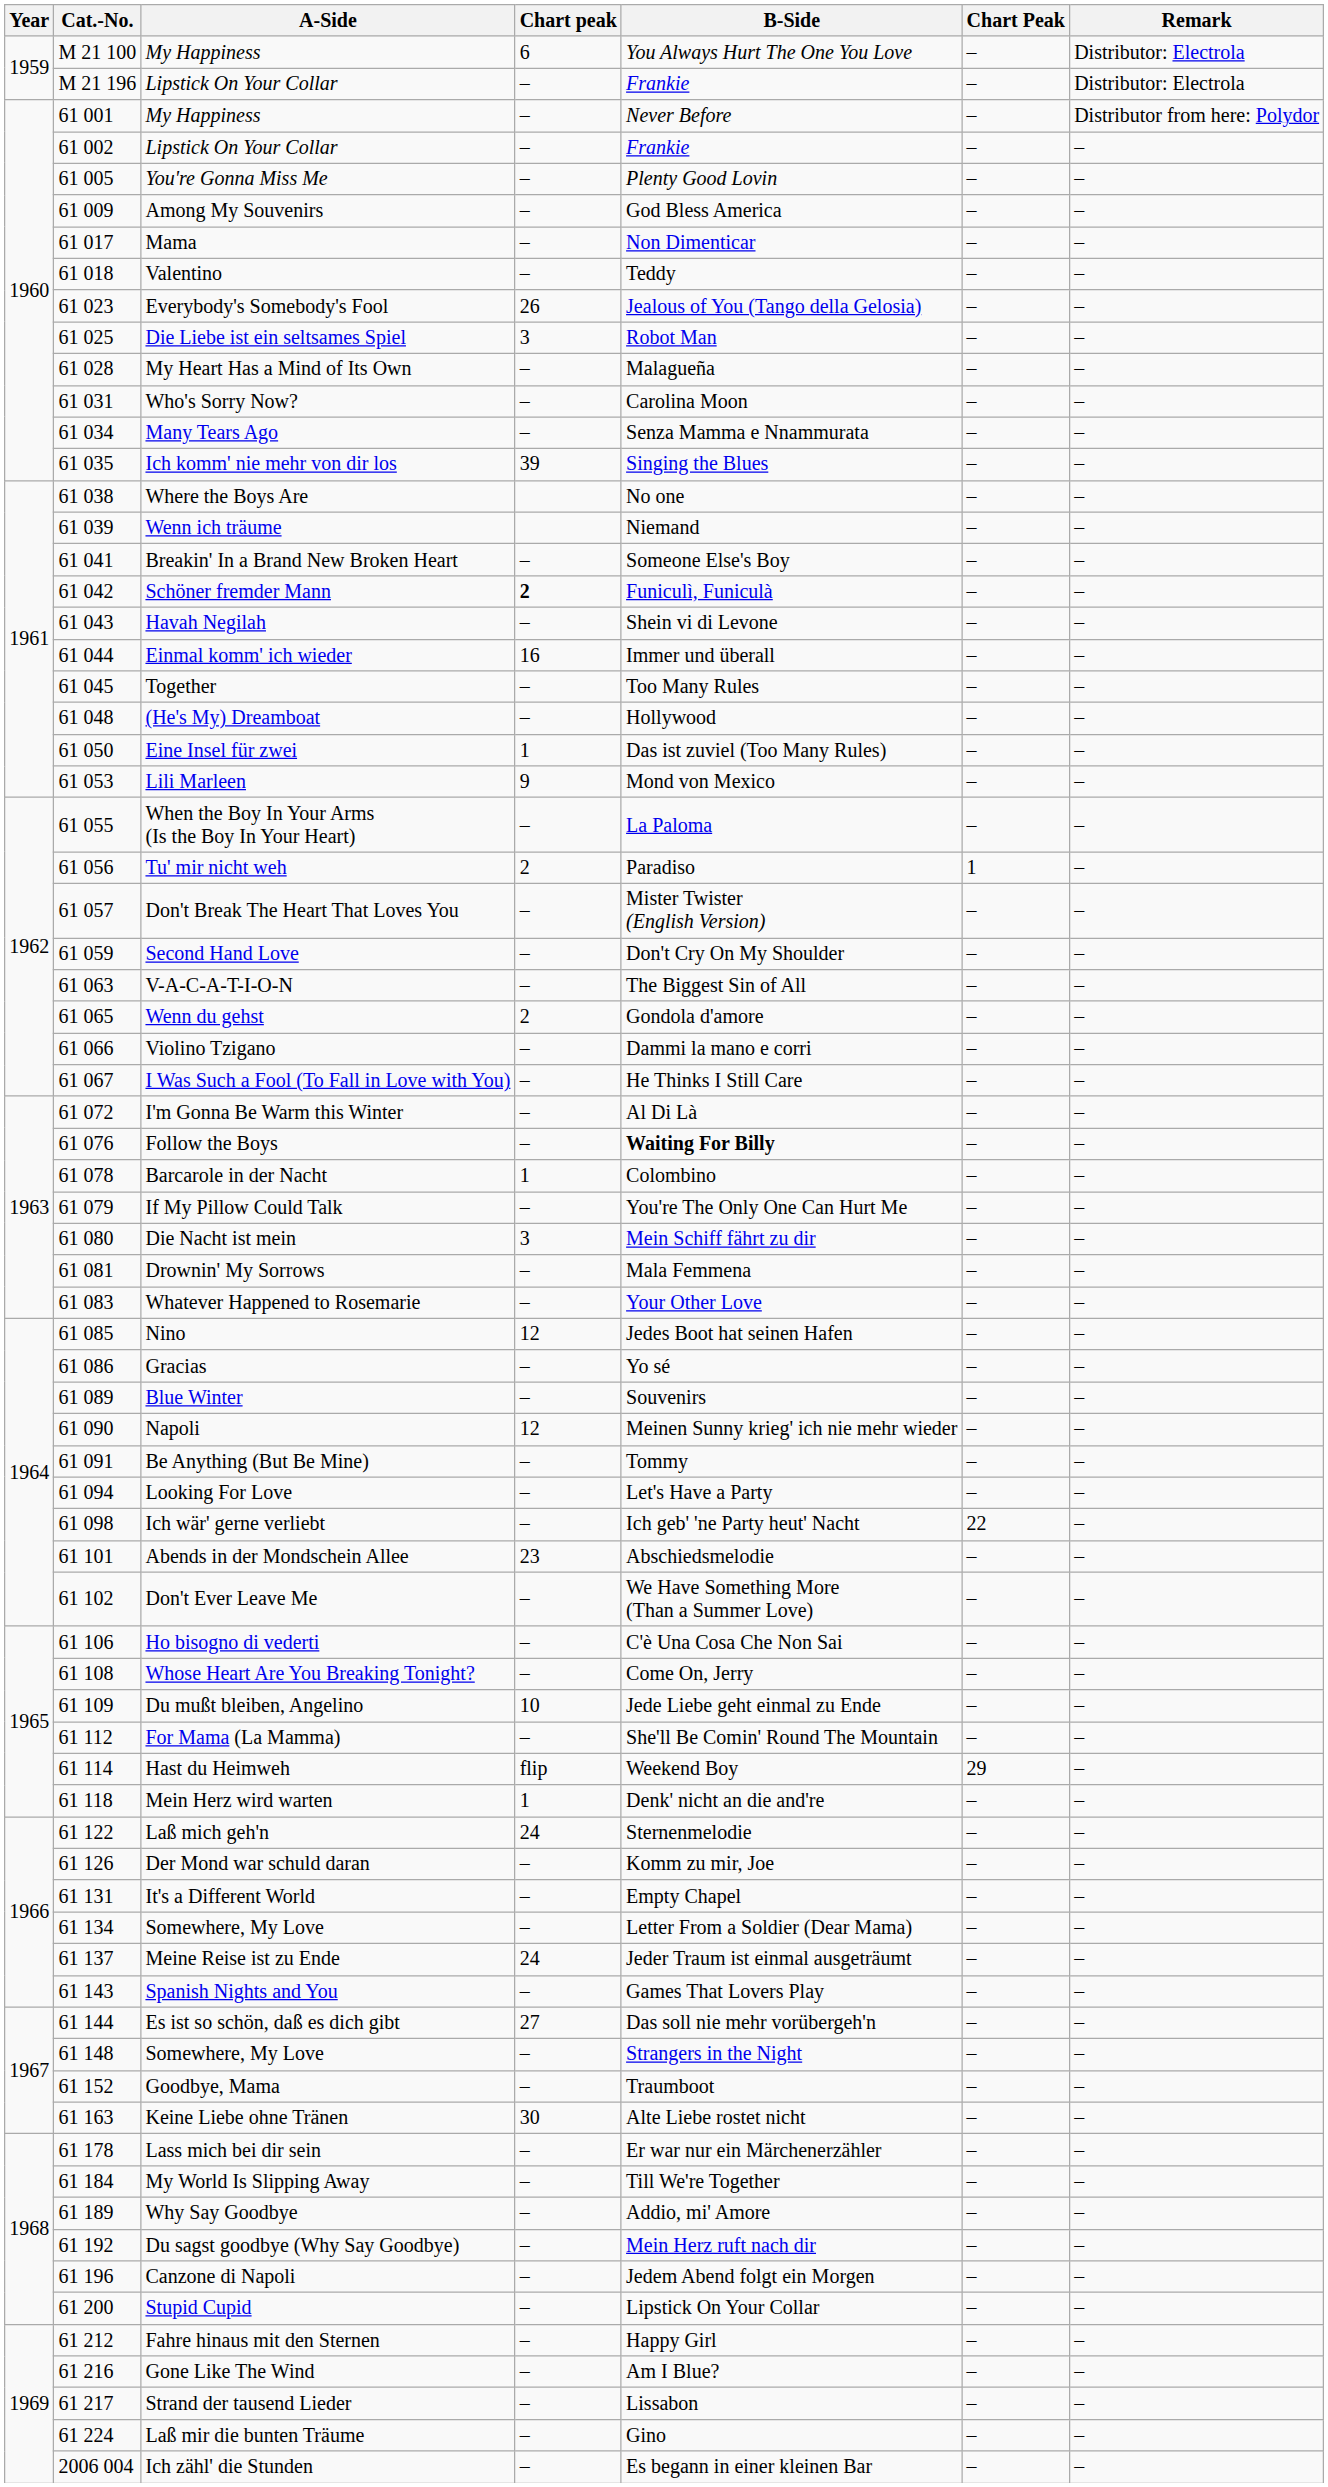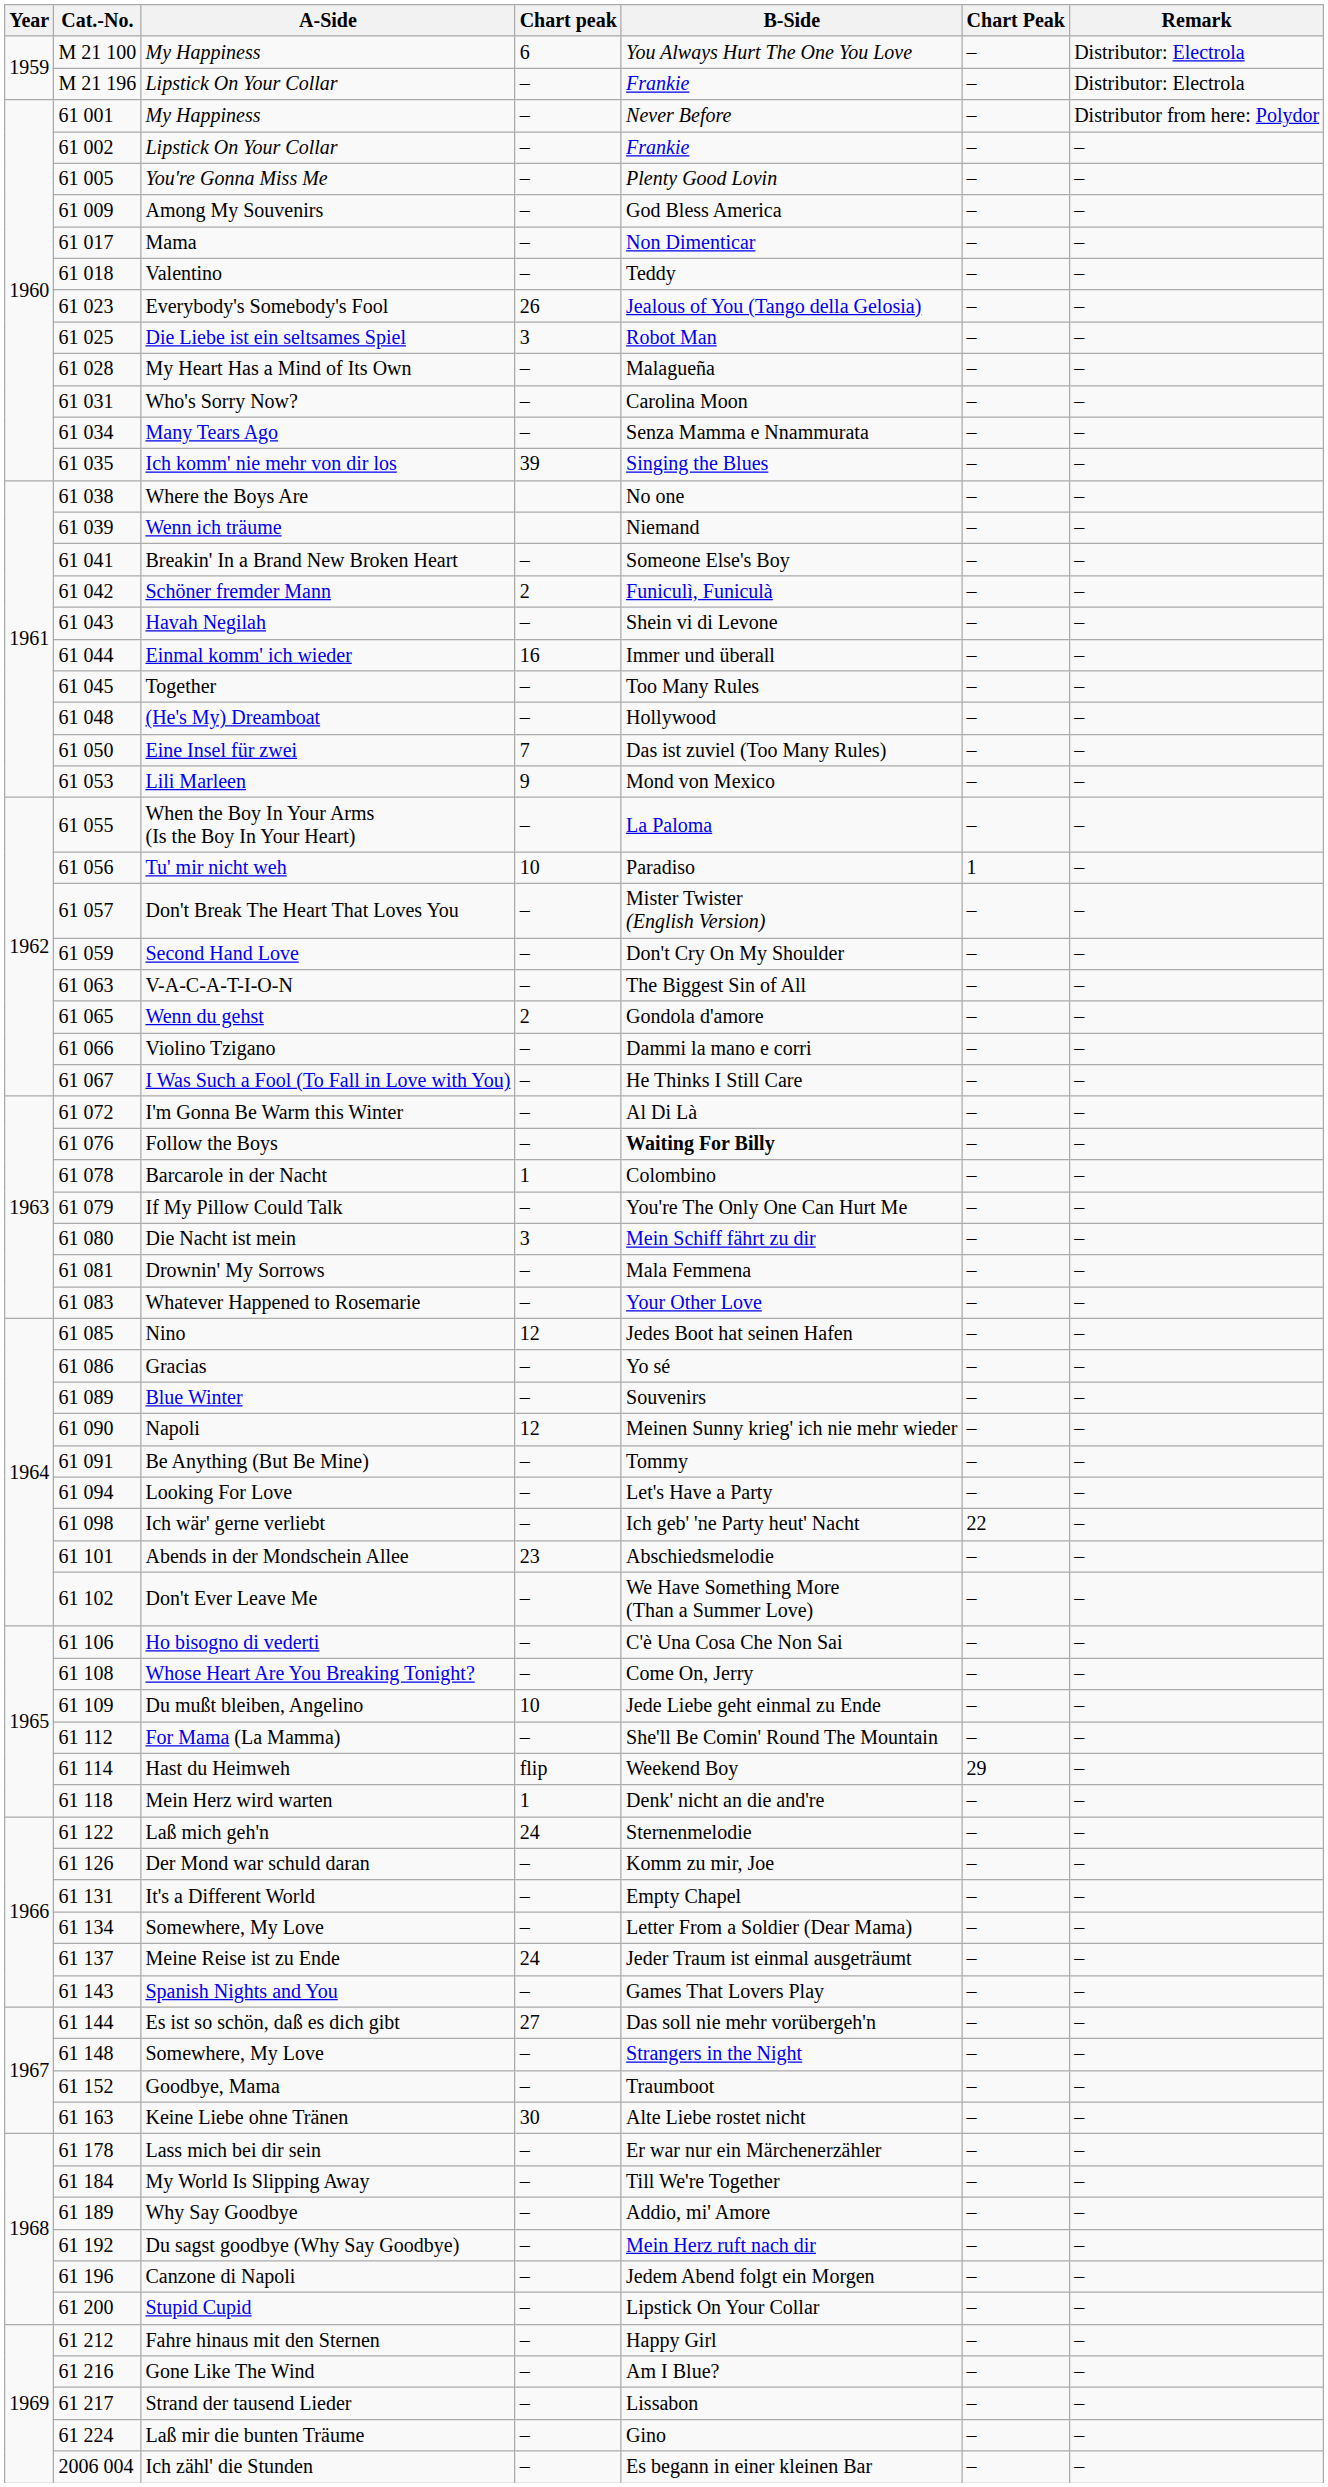(525, 591) bold -> (525, 591) normal
(525, 749) 1 -> (525, 749) 7
(525, 867) 2 -> (530, 867) 10
